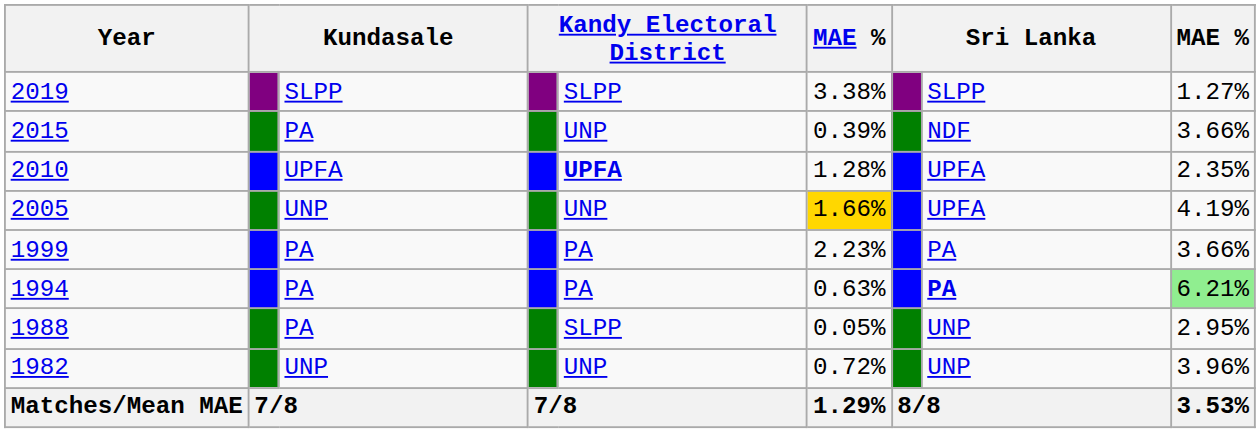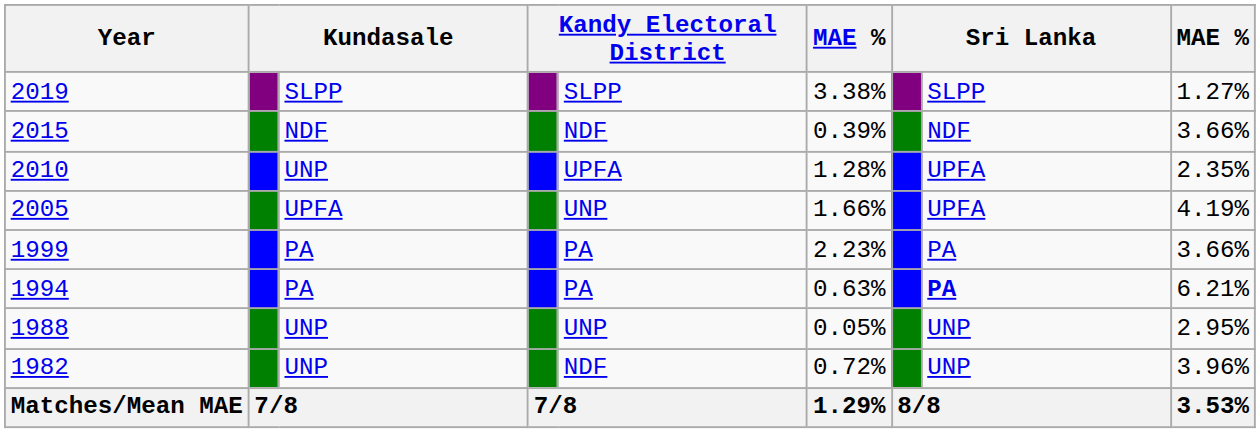(299, 131) PA -> (306, 131) NDF
(586, 131) UNP -> (586, 131) NDF
(314, 171) UPFA -> (306, 171) UNP
(593, 171) bold -> (593, 171) normal
(306, 210) UNP -> (314, 210) UPFA
(849, 210) gold background -> (849, 210) no background
(1213, 289) lightgreen background -> (1213, 289) no background
(299, 328) PA -> (306, 328) UNP
(593, 328) SLPP -> (586, 328) UNP
(586, 368) UNP -> (586, 368) NDF
